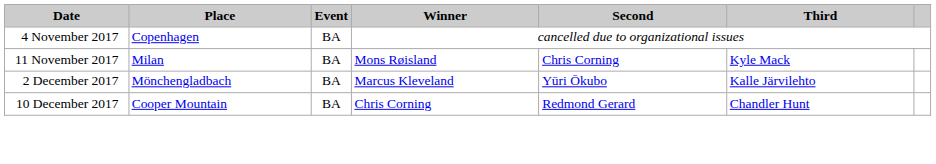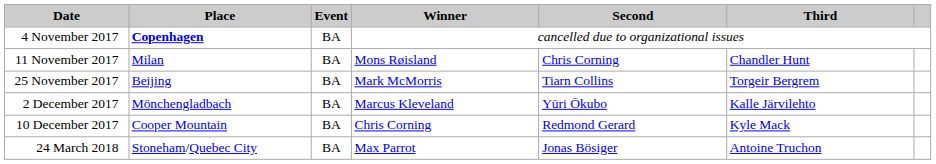(165, 37) normal -> (168, 37) bold
(760, 59) Kyle Mack -> (770, 59) Chandler Hunt
+ row: (70, 81)
(770, 103) Chandler Hunt -> (760, 125) Kyle Mack
+ row: (81, 147)
